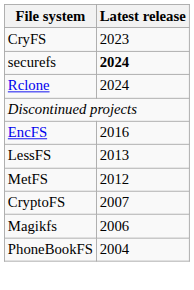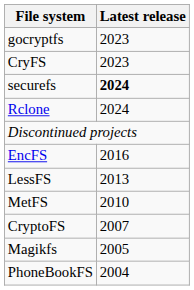+ row: (36, 39)
(114, 179) 2012 -> (114, 202) 2010
(114, 226) 2006 -> (114, 249) 2005
